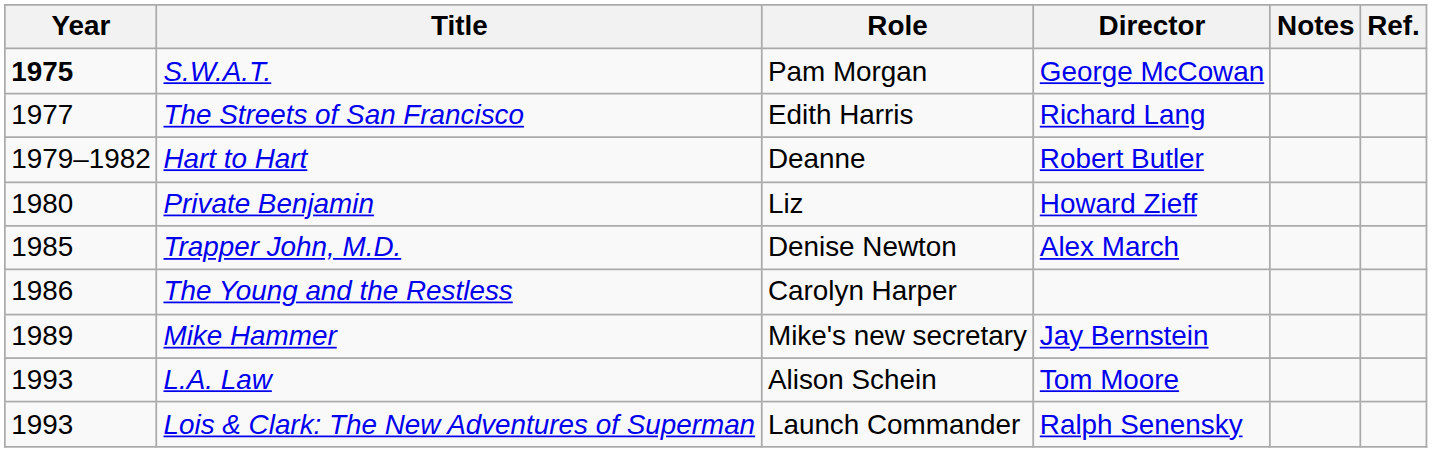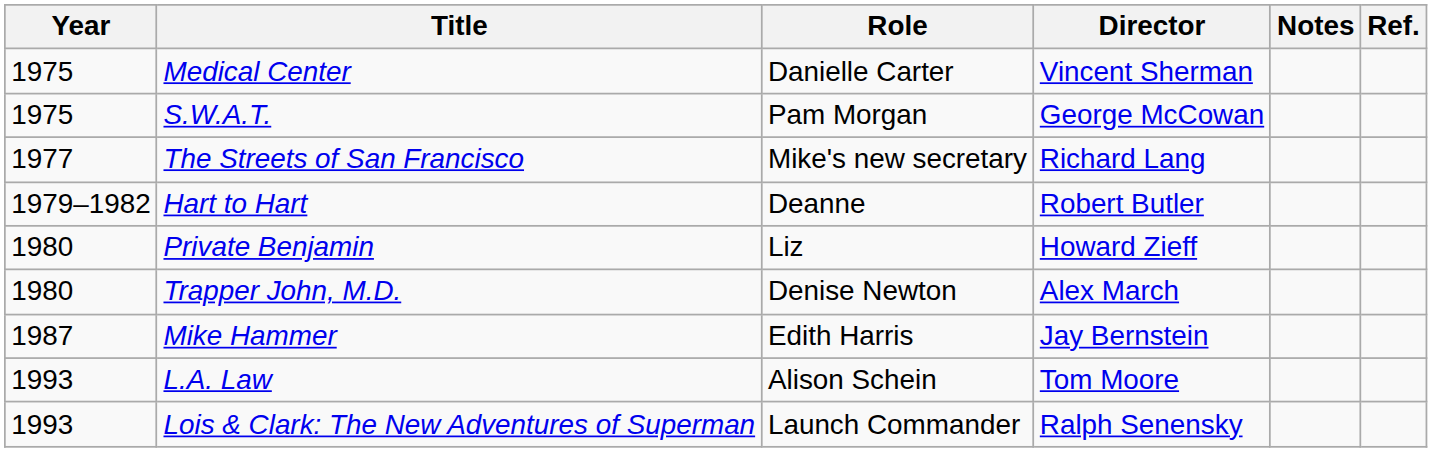+ row: (257, 70)
(42, 70) bold -> (42, 114) normal
(841, 114) Edith Harris -> (897, 159) Mike's new secretary
(42, 247) 1985 -> (42, 291) 1980
- row: (338, 291)
(42, 335) 1989 -> (42, 335) 1987
(897, 335) Mike's new secretary -> (841, 335) Edith Harris
